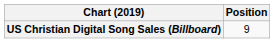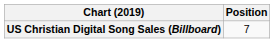(247, 29) 9 -> (247, 29) 7
